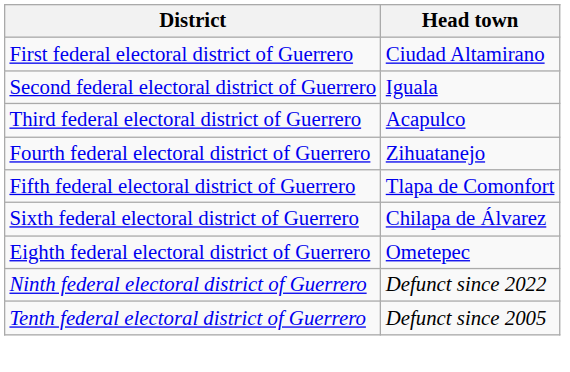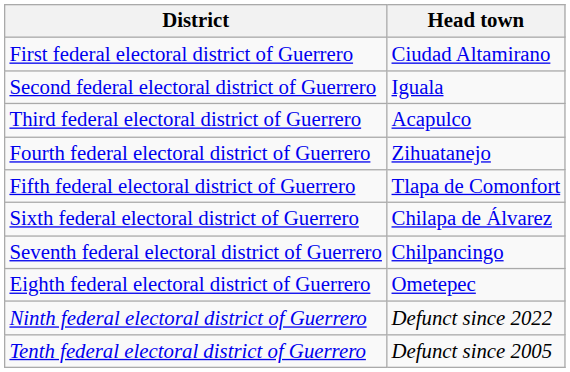+ row: (196, 251)
